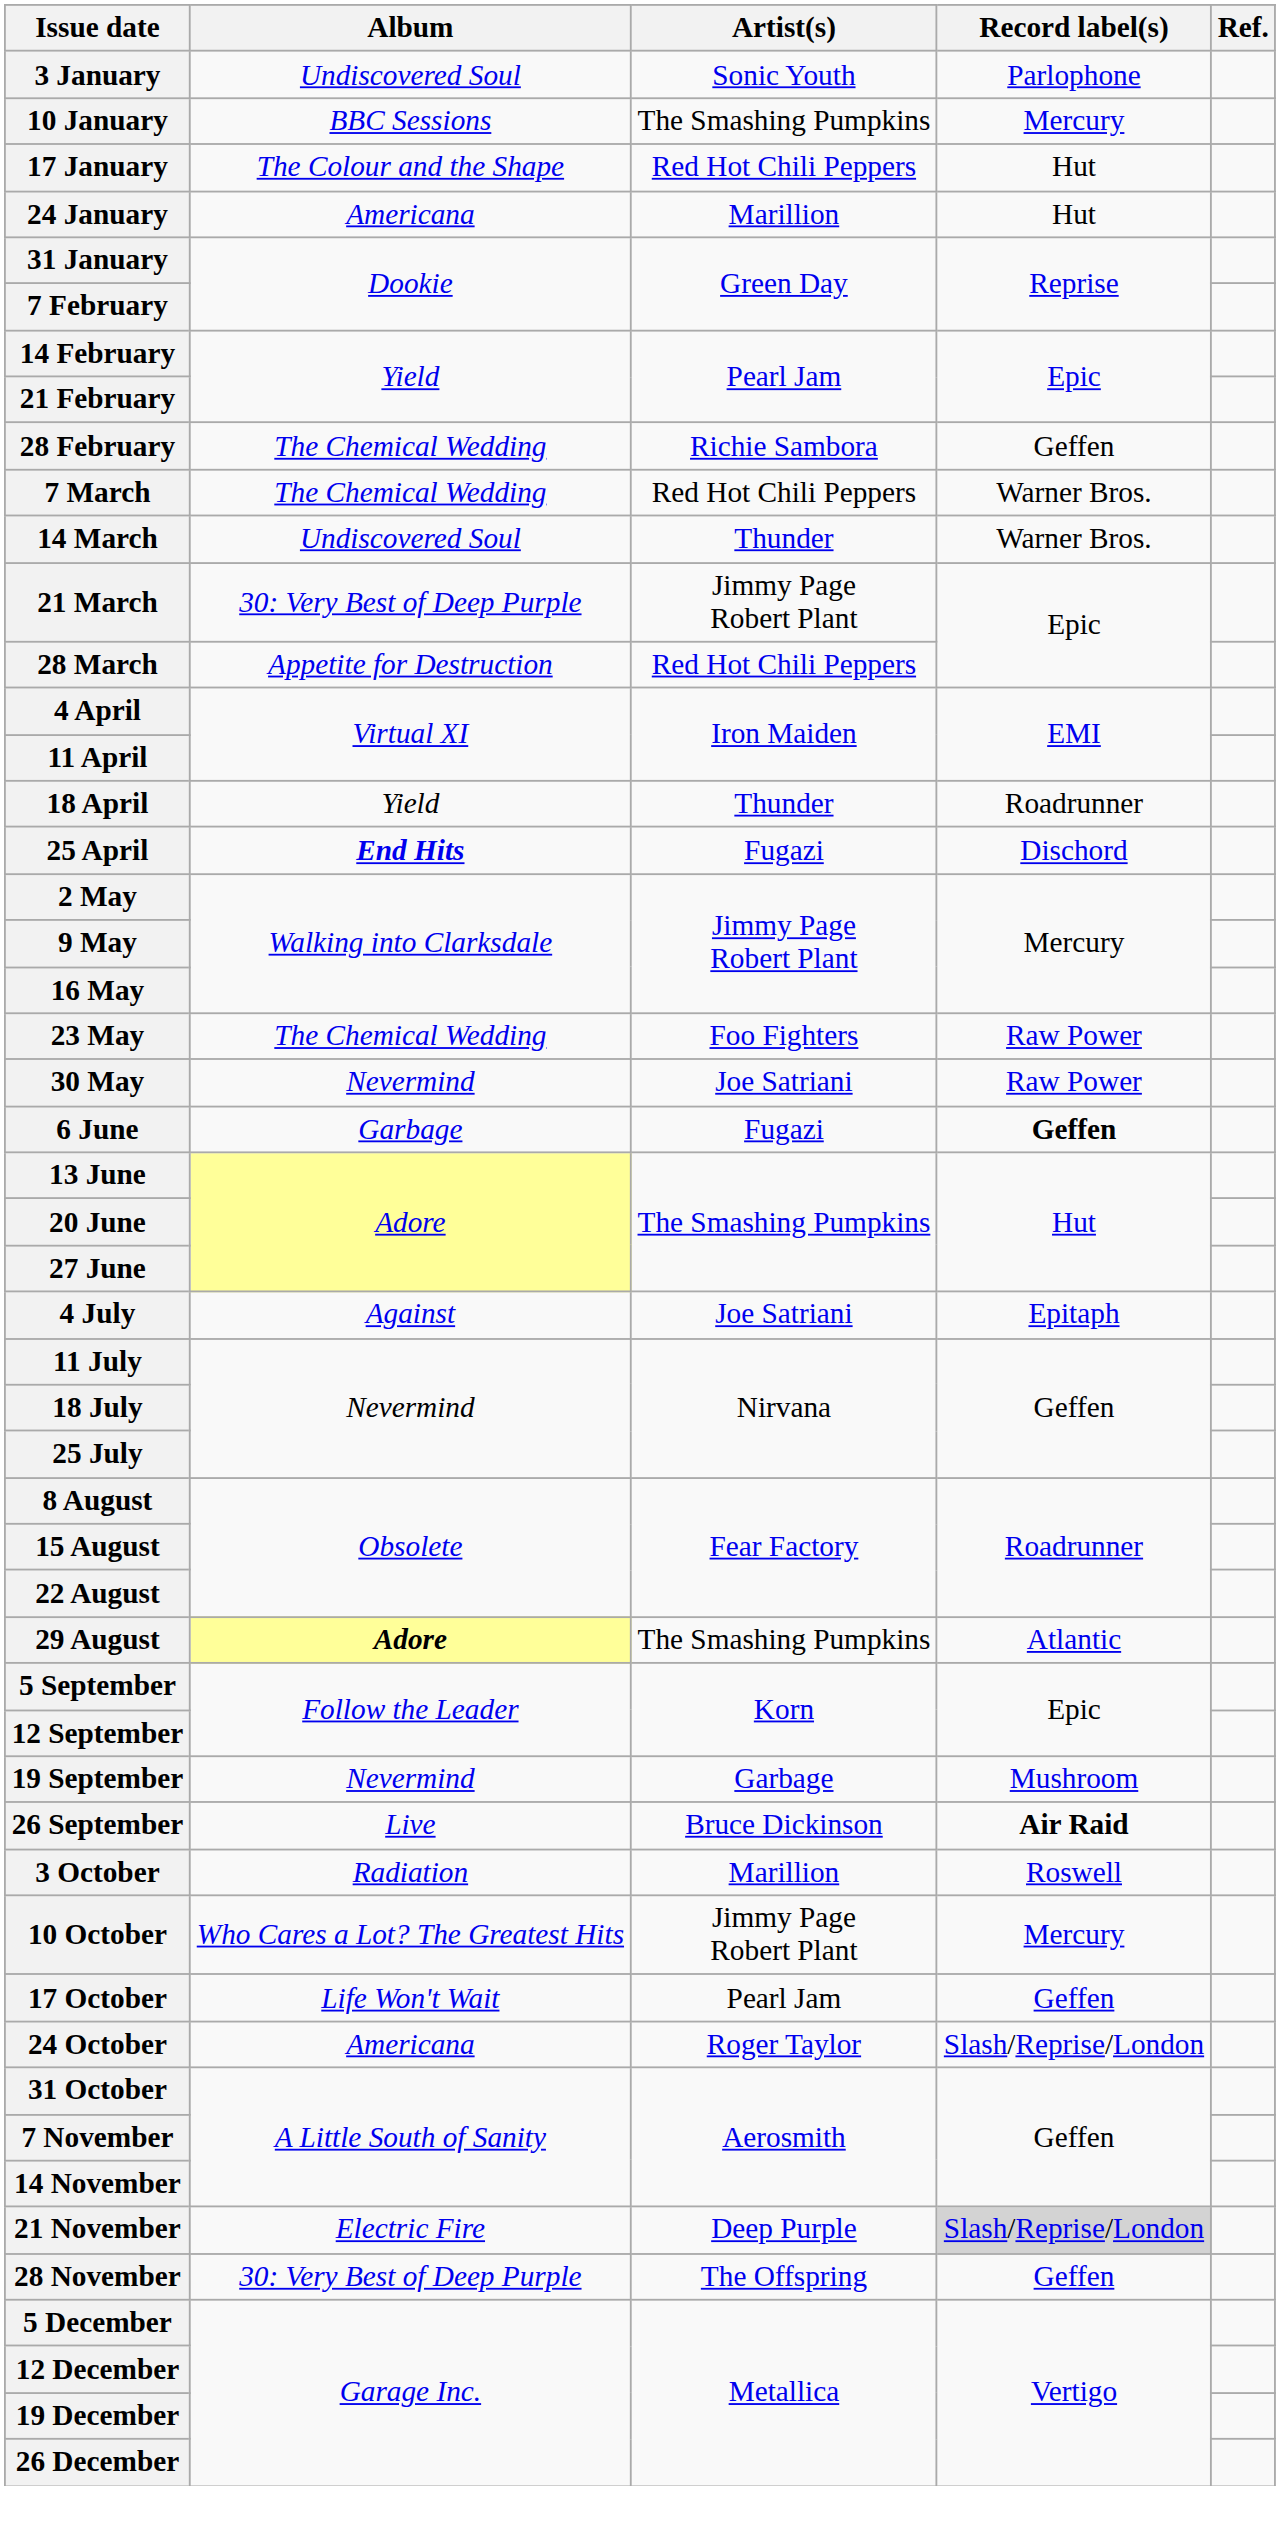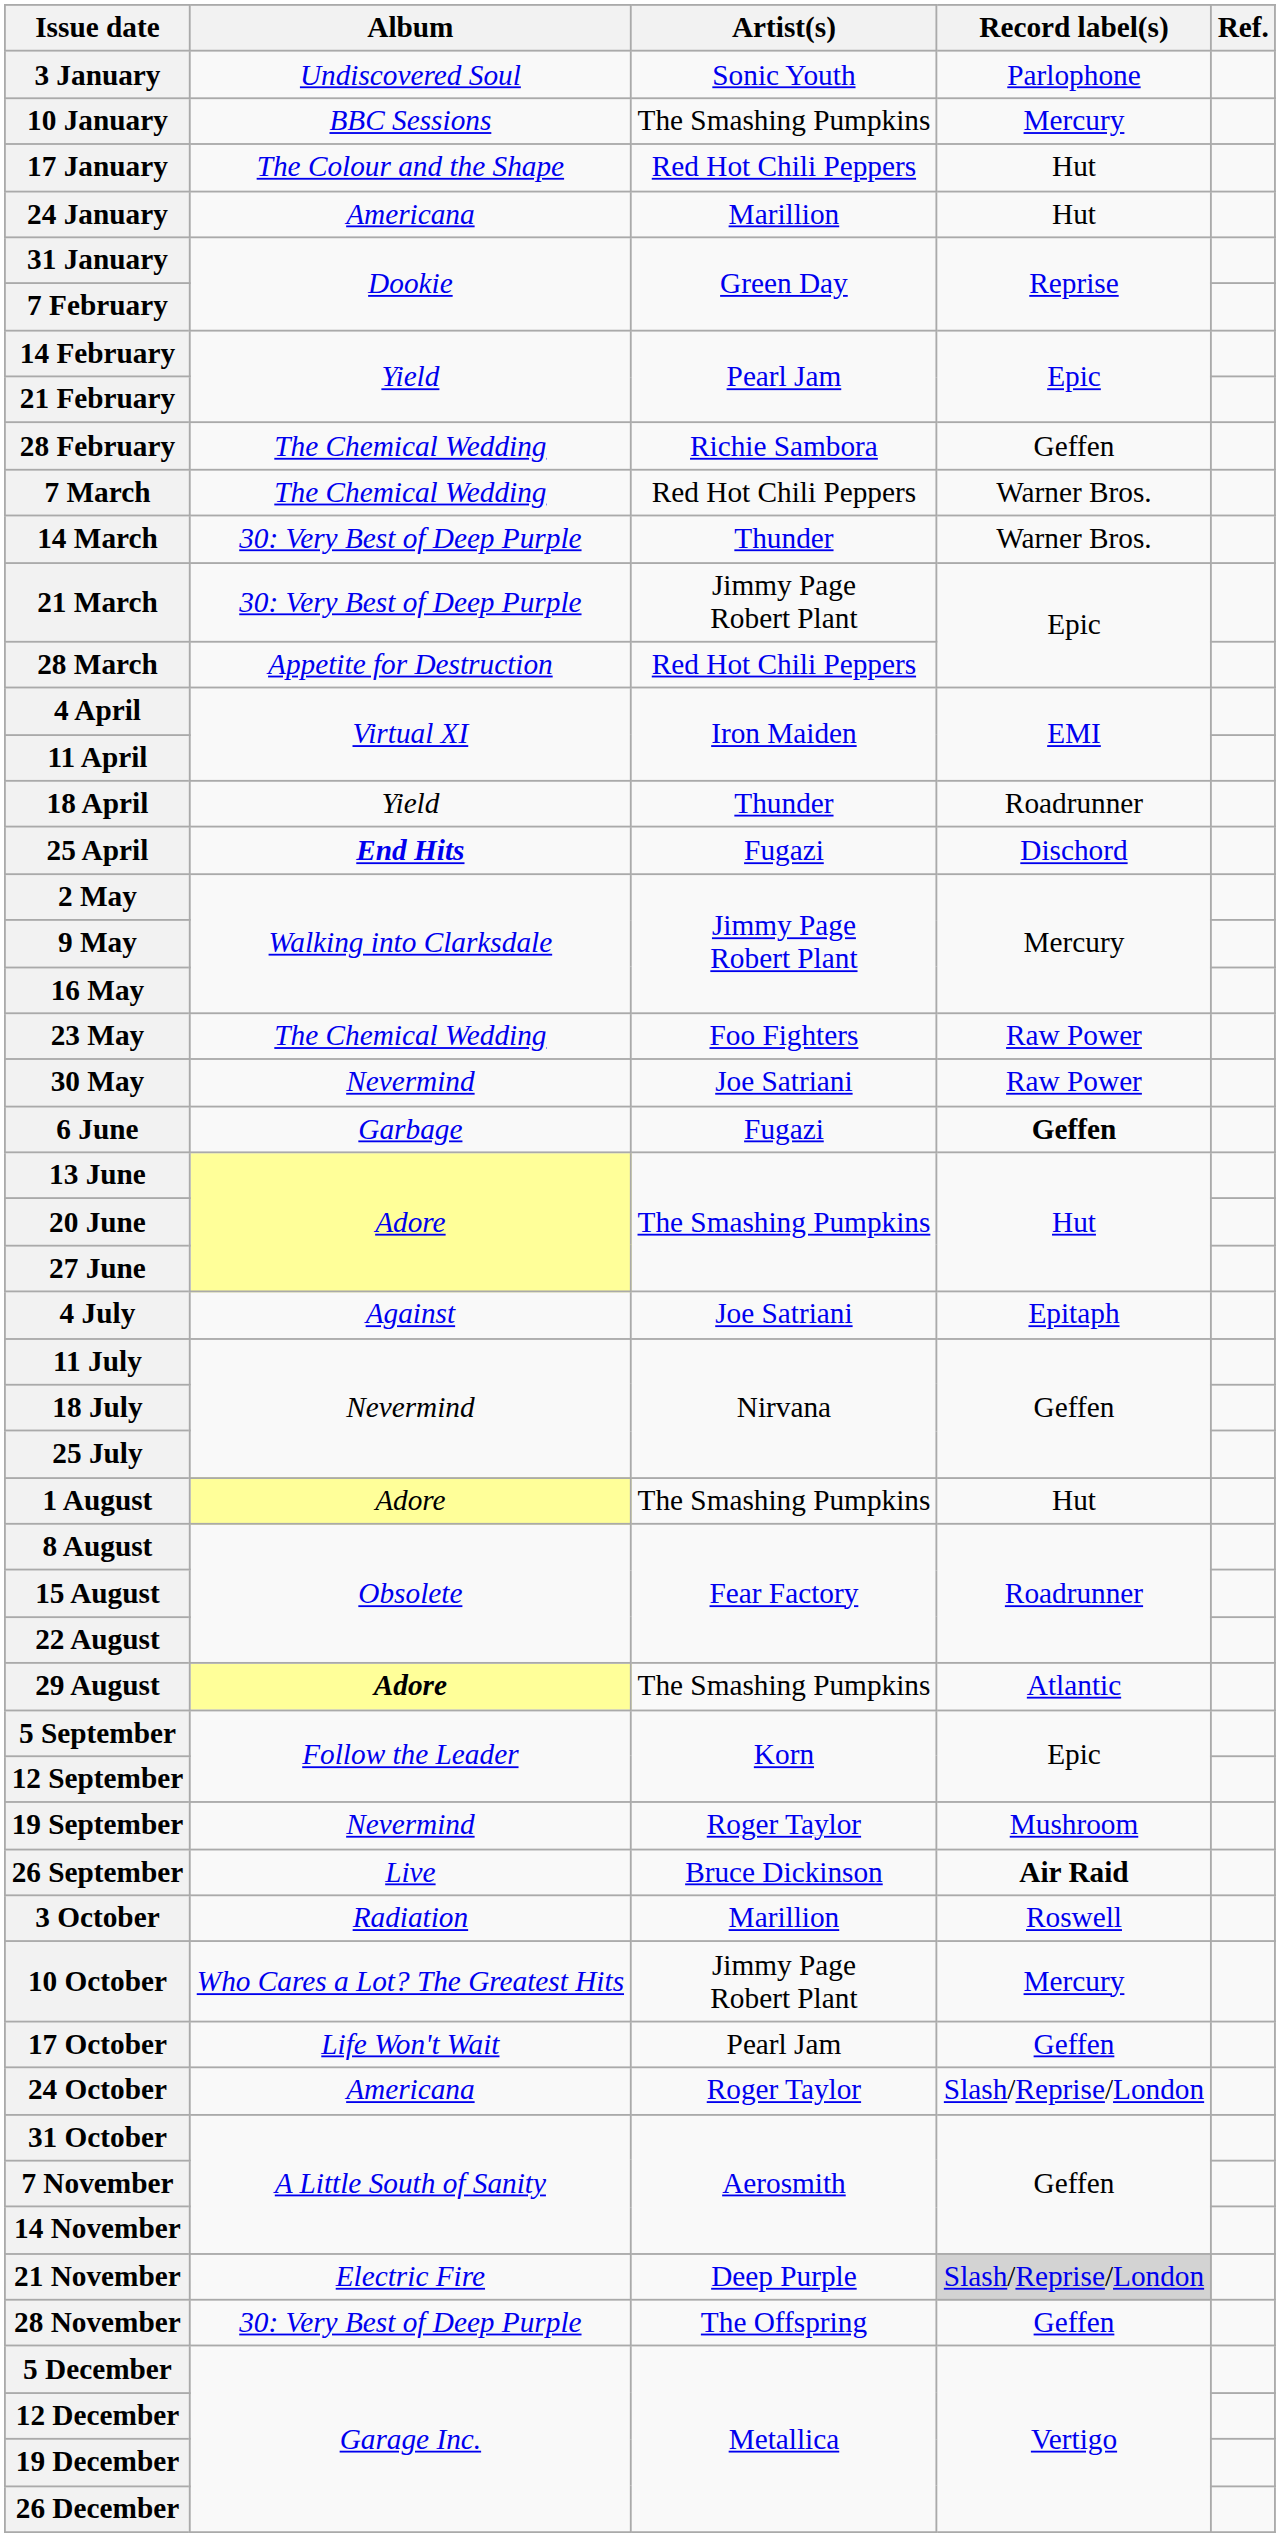(410, 538) Undiscovered Soul -> (410, 538) 30: Very Best of Deep Purple
+ row: (97, 1500)
(784, 1778) Garbage -> (784, 1825) Roger Taylor
